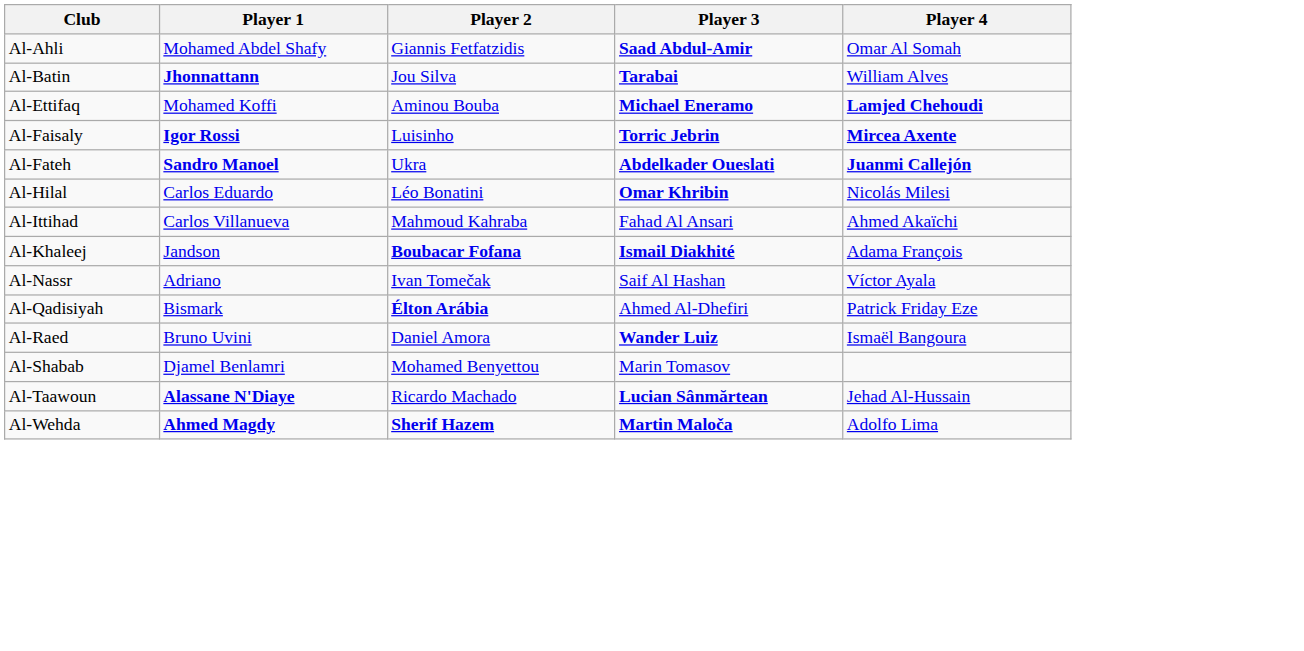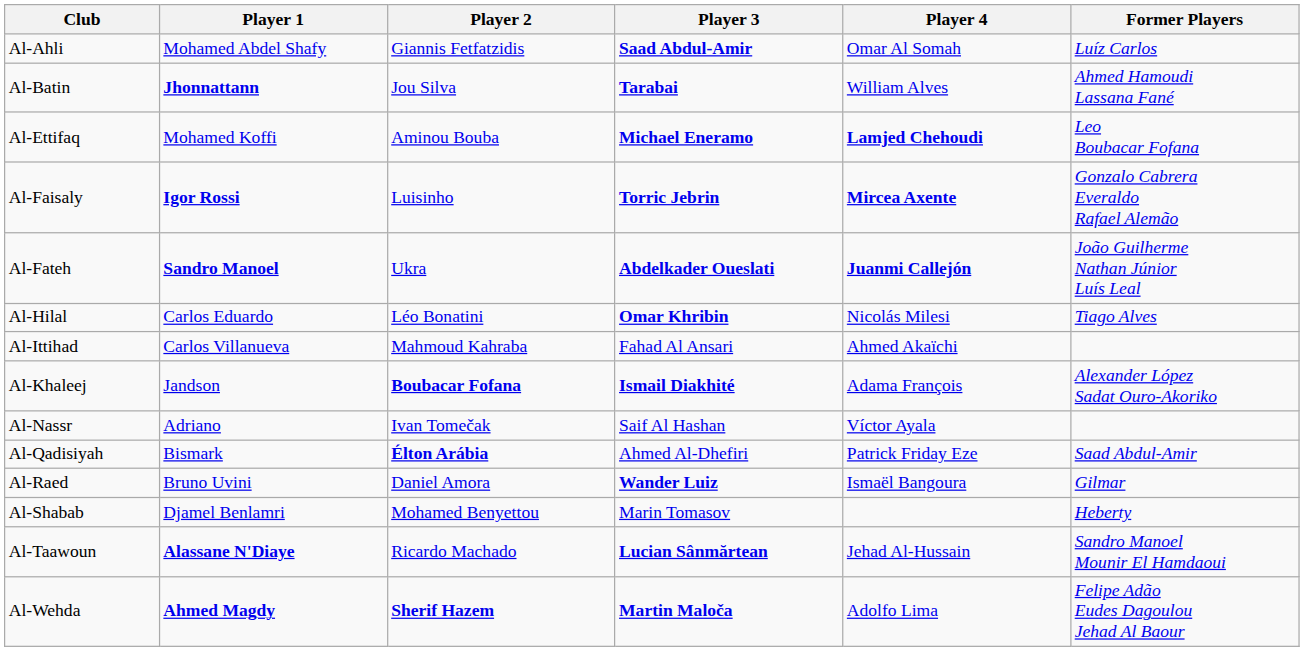+ column: (1185, 19)
